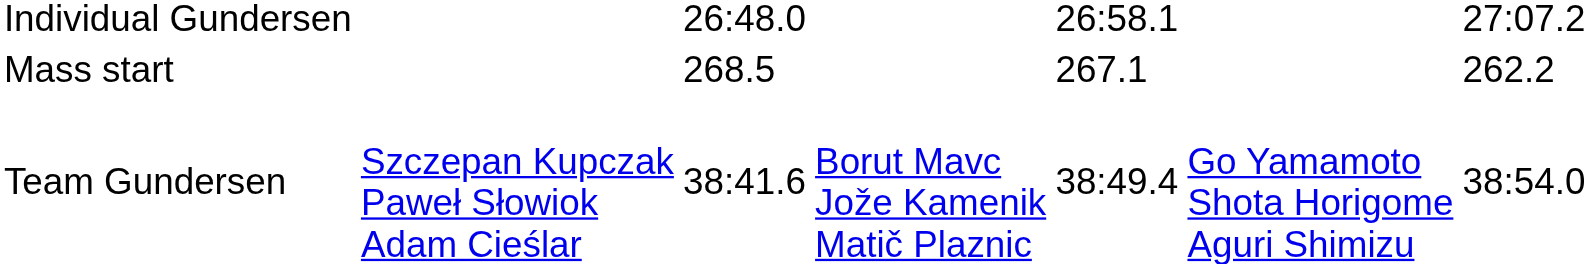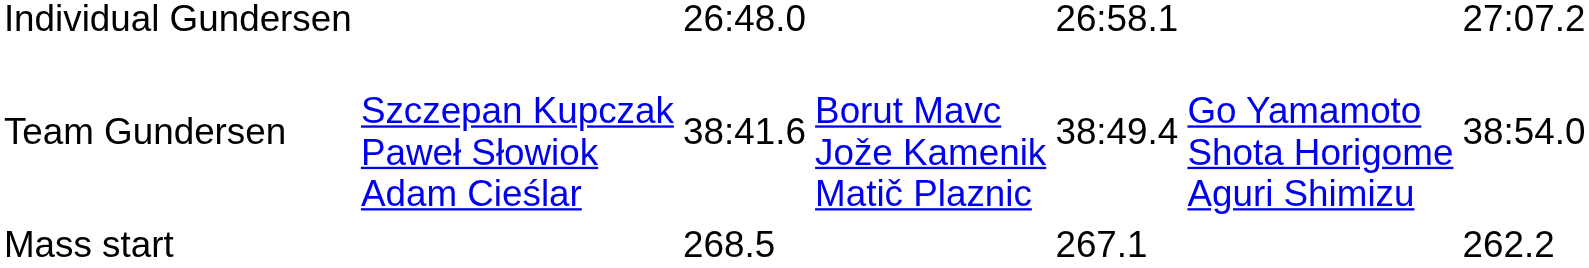rows swapped: (89, 69) <-> (145, 182)
